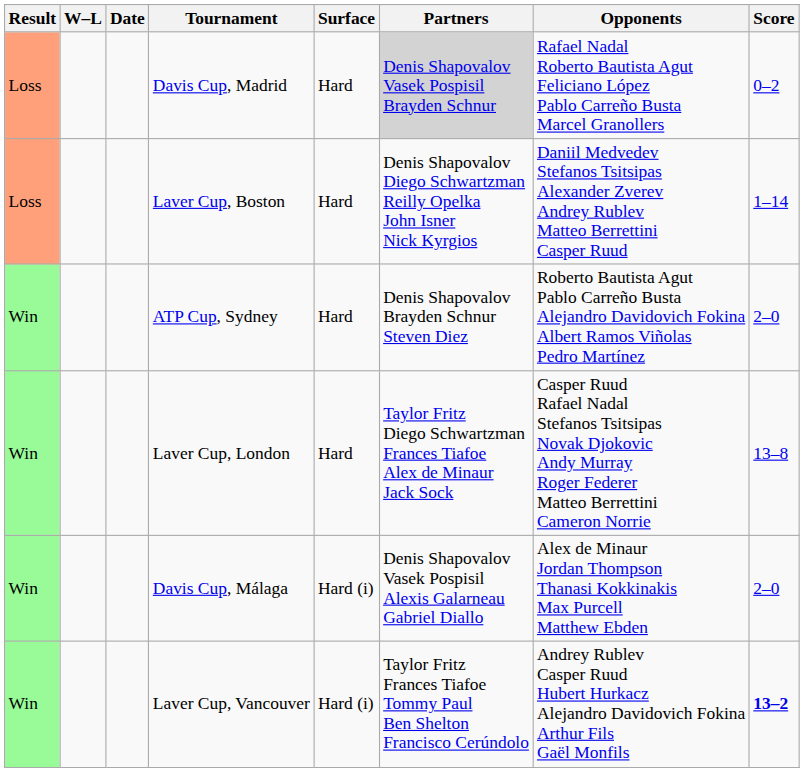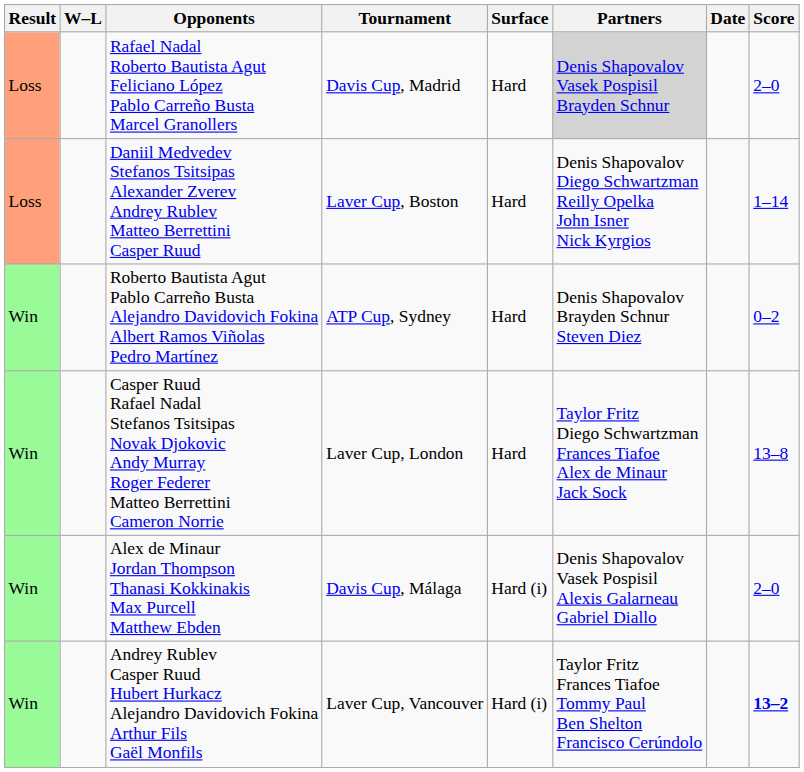columns swapped: (127, 18) <-> (641, 18)
(766, 85) 0–2 -> (766, 85) 2–0
(766, 317) 2–0 -> (766, 317) 0–2
